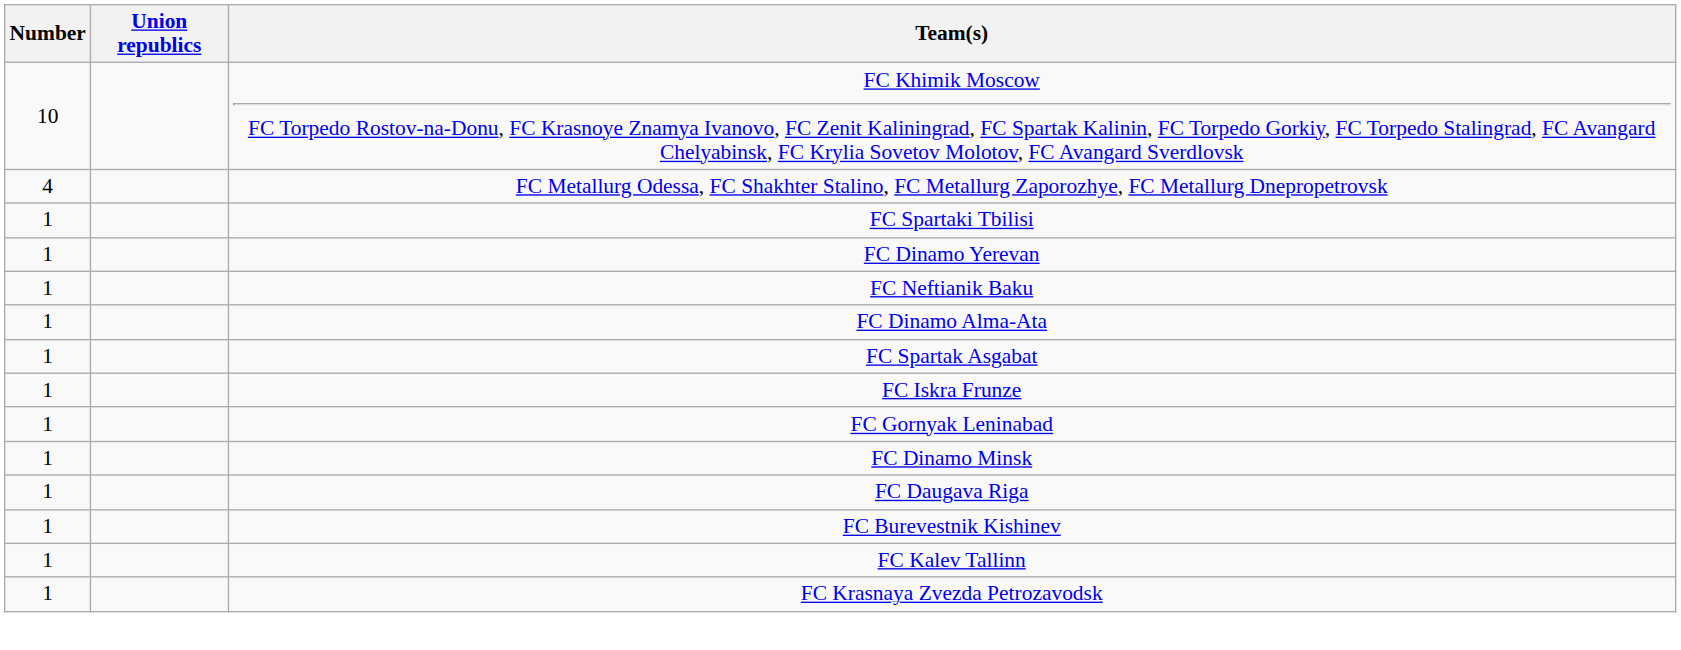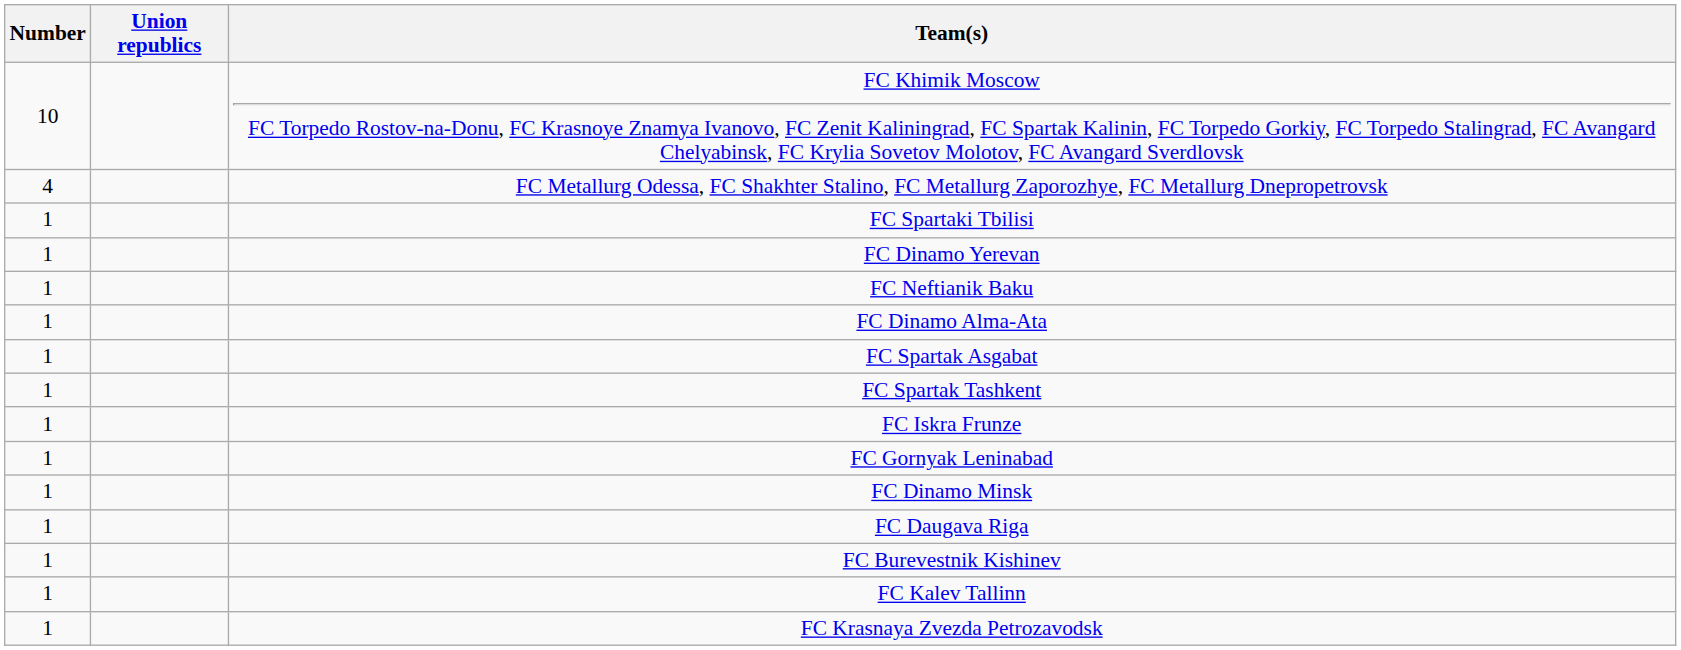+ row: (952, 390)
